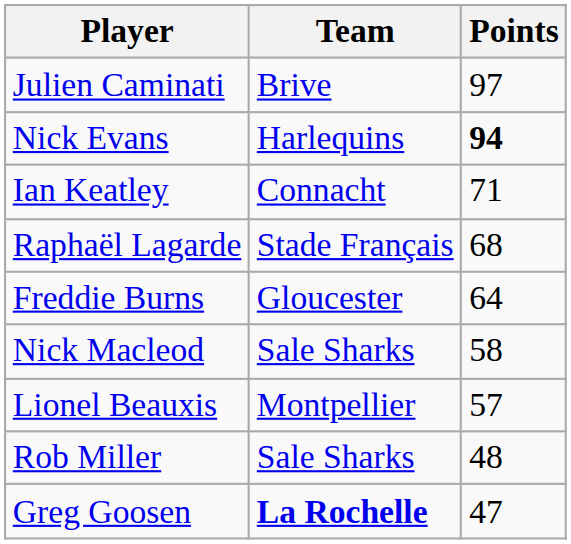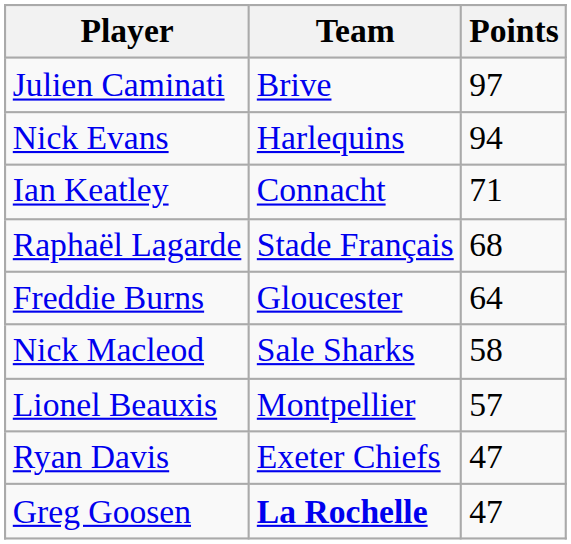(486, 137) bold -> (486, 137) normal
- row: (87, 457)
+ row: (91, 457)
